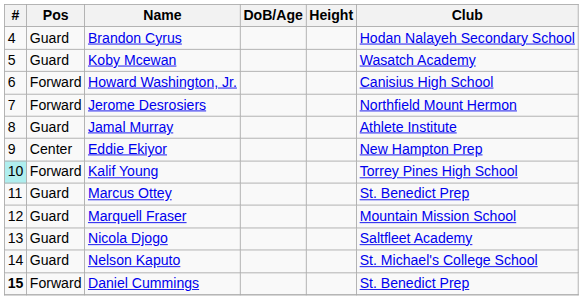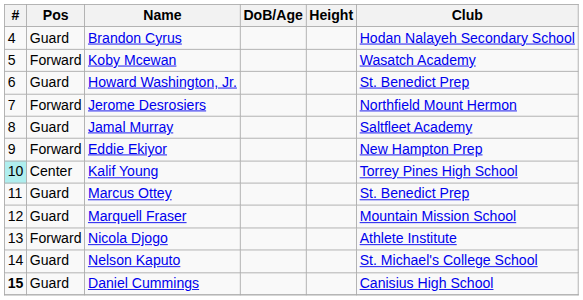(49, 60) Guard -> (56, 60) Forward
(56, 82) Forward -> (49, 82) Guard
(427, 82) Canisius High School -> (414, 82) St. Benedict Prep
(408, 127) Athlete Institute -> (416, 127) Saltfleet Academy
(51, 149) Center -> (56, 149) Forward
(56, 171) Forward -> (51, 171) Center
(49, 238) Guard -> (56, 238) Forward
(416, 238) Saltfleet Academy -> (408, 238) Athlete Institute
(56, 283) Forward -> (49, 283) Guard
(414, 283) St. Benedict Prep -> (427, 283) Canisius High School
